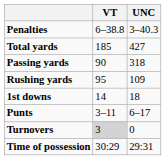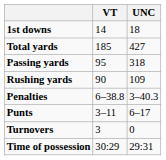rows swapped: (29, 96) <-> (27, 29)
(101, 63) 90 -> (101, 63) 95
(101, 79) 95 -> (101, 79) 90
(98, 130) lightgrey background -> (98, 130) no background
